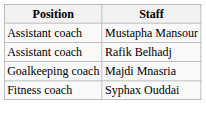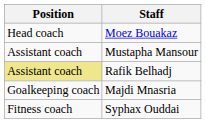+ row: (141, 33)
(45, 52) no background -> (45, 71) khaki background
